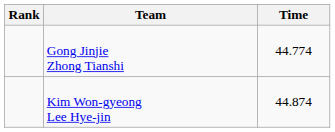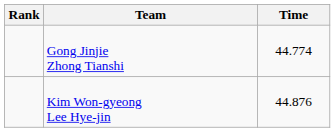(294, 101) 44.874 -> (294, 101) 44.876
